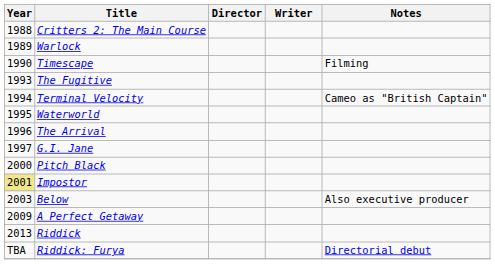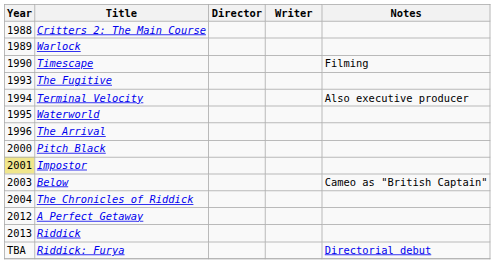(406, 98) Cameo as "British Captain" -> (397, 98) Also executive producer
- row: (65, 148)
(397, 199) Also executive producer -> (406, 182) Cameo as "British Captain"
+ row: (115, 199)
(19, 216) 2009 -> (19, 216) 2012
